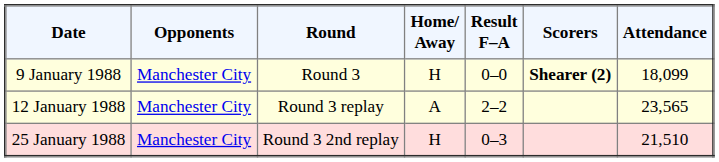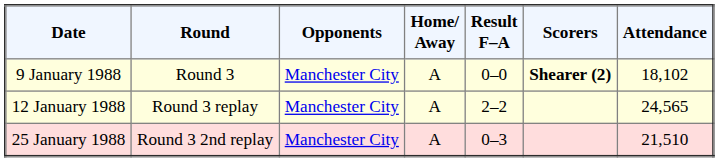columns swapped: (331, 32) <-> (194, 32)
(435, 74) H -> (435, 74) A
(665, 74) 18,099 -> (665, 74) 18,102
(665, 107) 23,565 -> (665, 107) 24,565
(435, 139) H -> (435, 139) A
